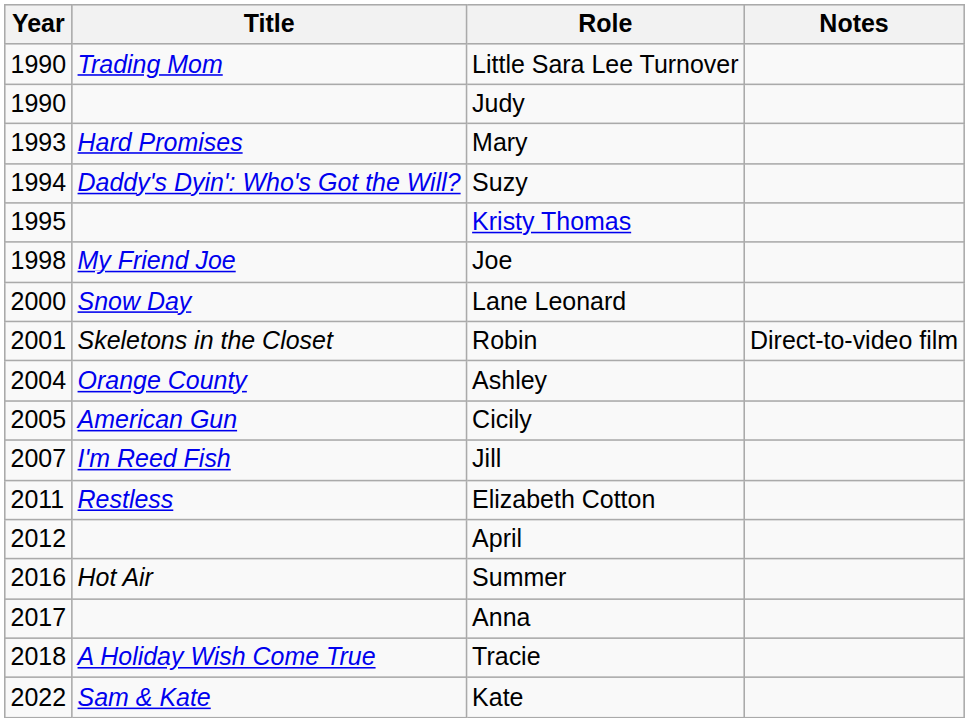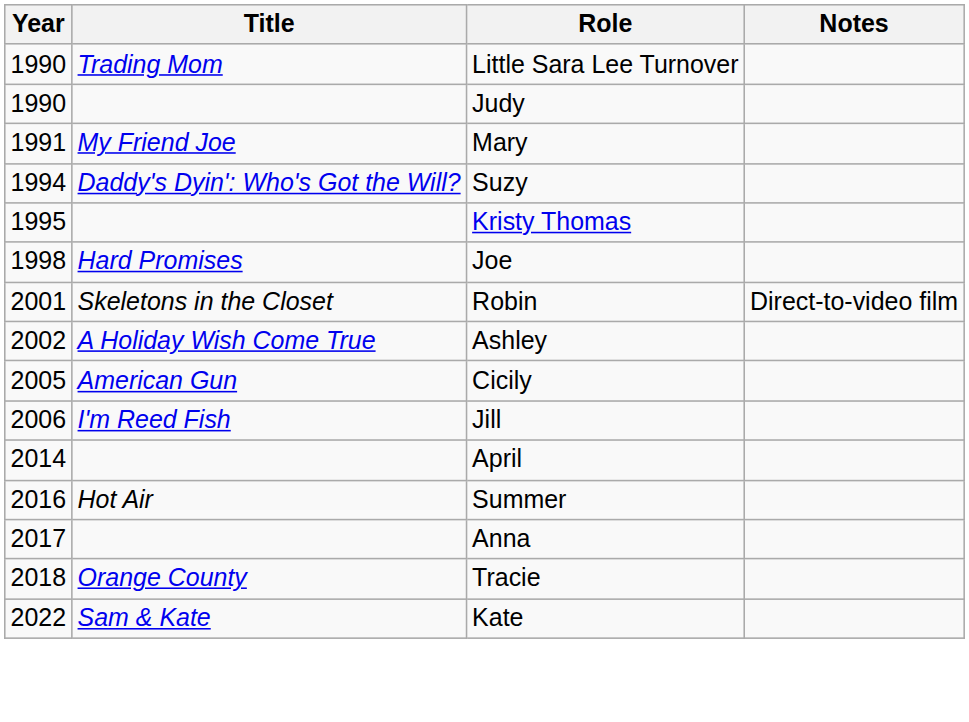(38, 143) 1993 -> (38, 143) 1991
(160, 143) Hard Promises -> (157, 143) My Friend Joe
(157, 261) My Friend Joe -> (160, 261) Hard Promises
- row: (549, 301)
(38, 380) 2004 -> (38, 340) 2002
(162, 380) Orange County -> (227, 340) A Holiday Wish Come True
(38, 459) 2007 -> (38, 420) 2006
- row: (564, 499)
(38, 538) 2012 -> (38, 459) 2014
(227, 657) A Holiday Wish Come True -> (162, 578) Orange County
